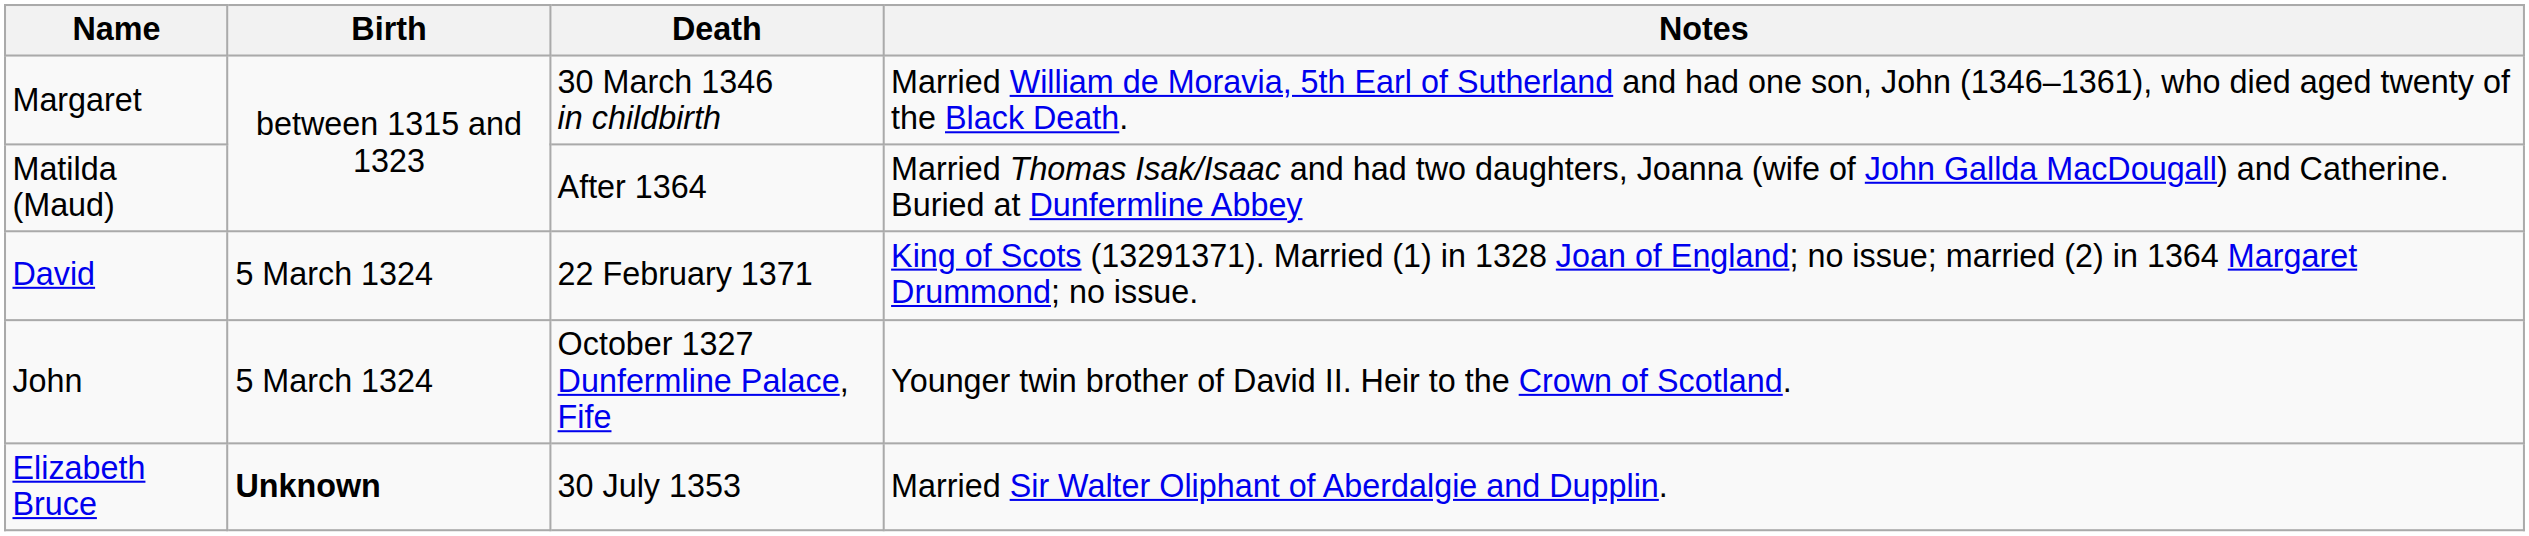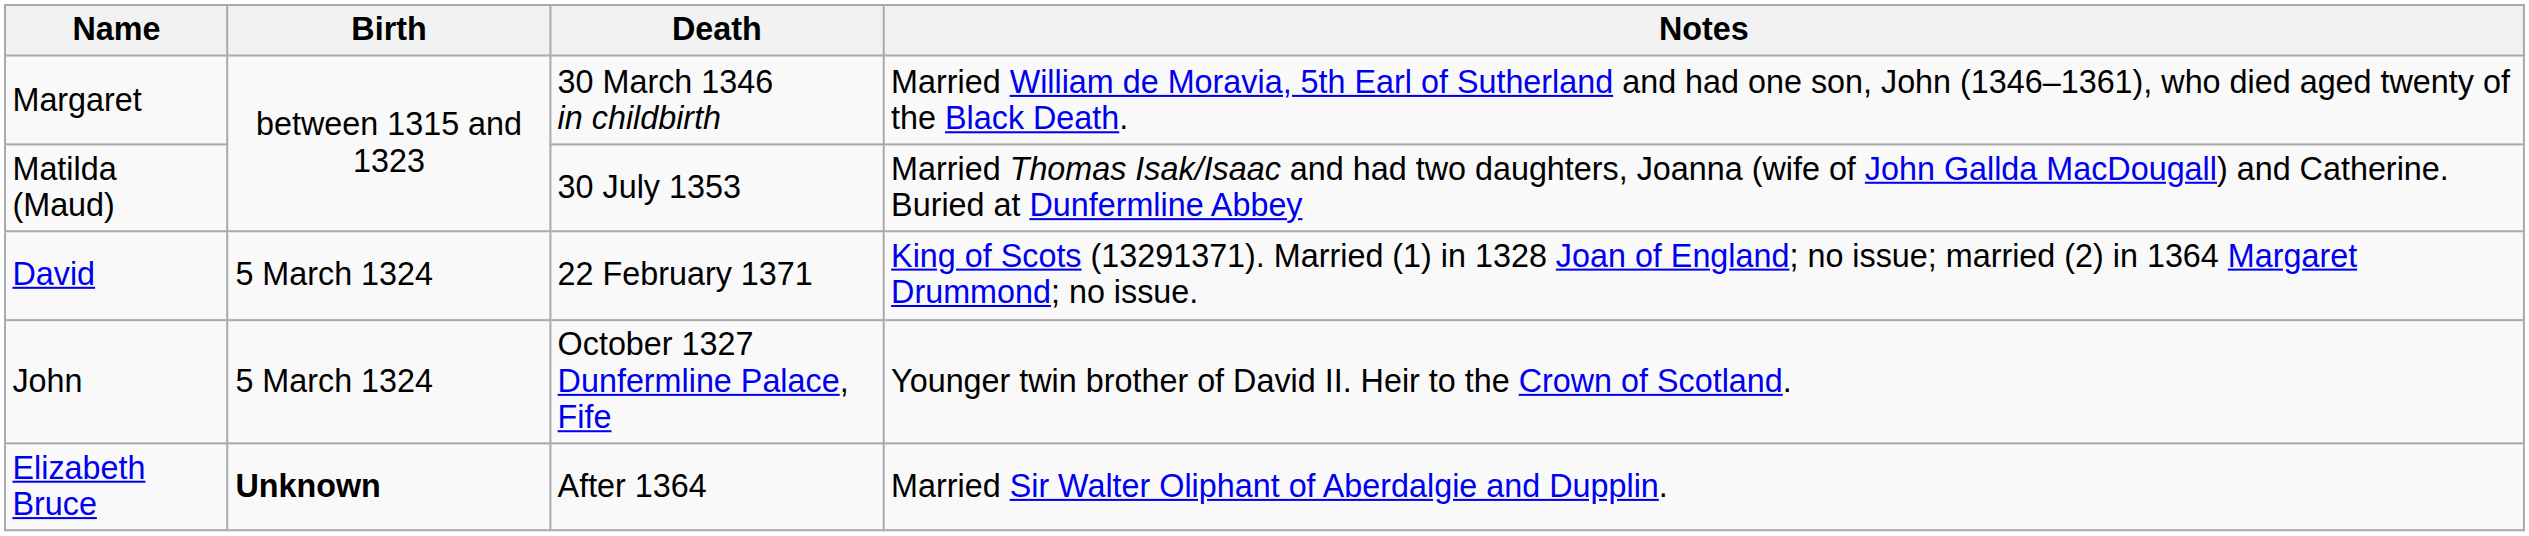(632, 187) After 1364 -> (649, 187) 30 July 1353
(649, 486) 30 July 1353 -> (632, 486) After 1364
